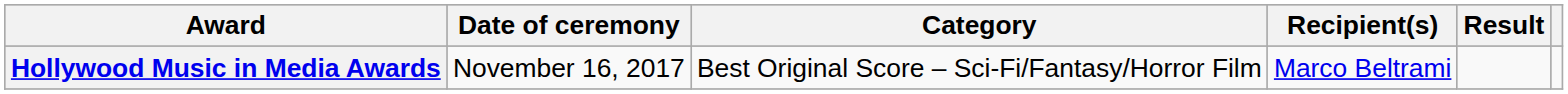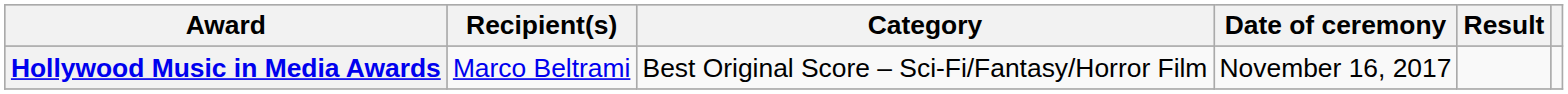columns swapped: (569, 25) <-> (1363, 25)
